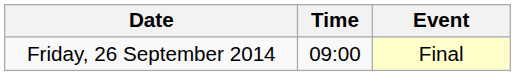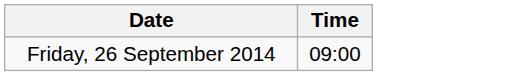- column: (441, 20)
